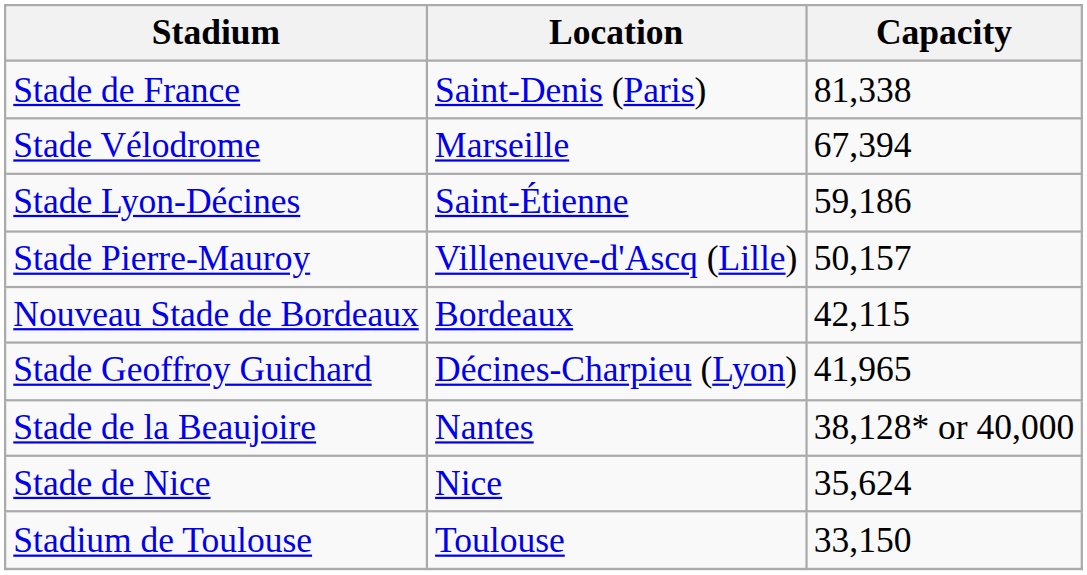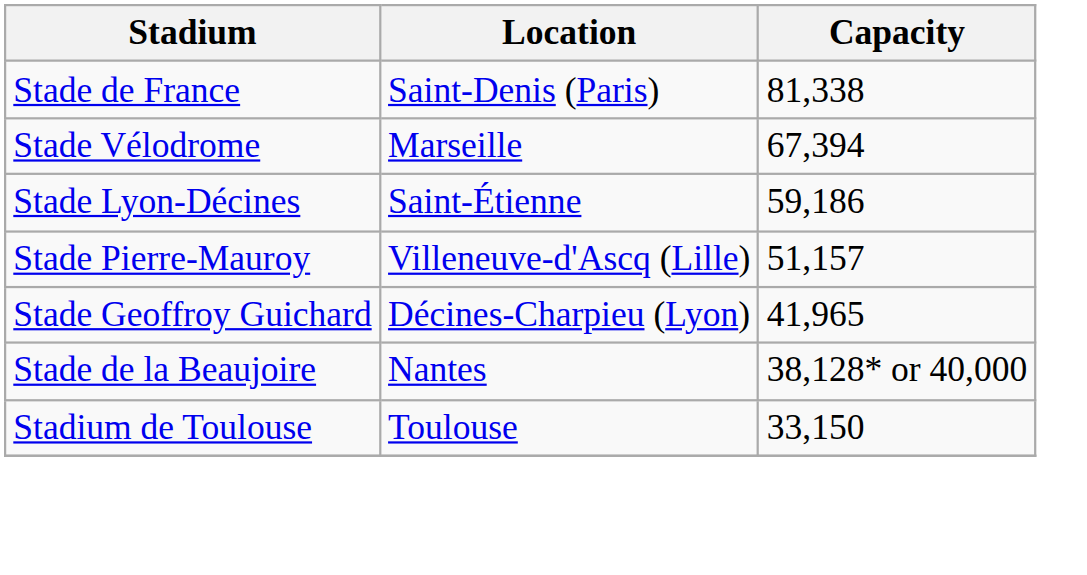(863, 257) 50,157 -> (816, 257) 51,157
- row: (216, 314)
- row: (112, 483)
